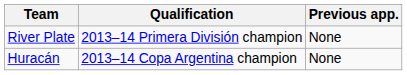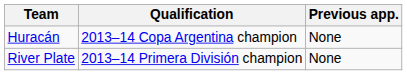rows swapped: (41, 37) <-> (34, 59)
